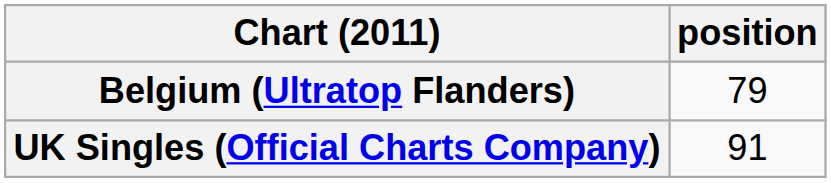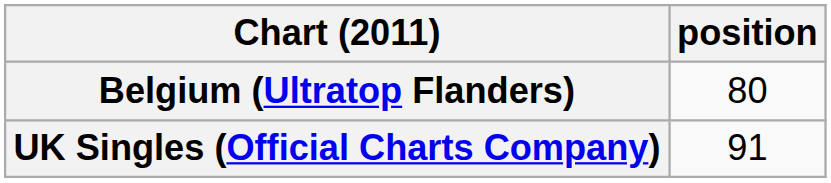(747, 90) 79 -> (747, 90) 80
